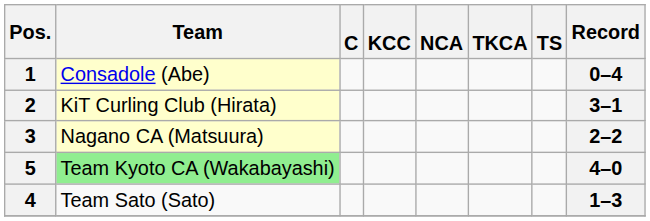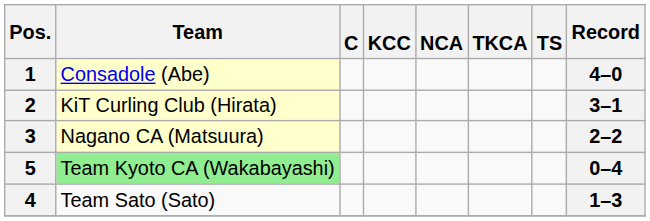(606, 74) 0–4 -> (606, 74) 4–0
(606, 168) 4–0 -> (606, 168) 0–4
